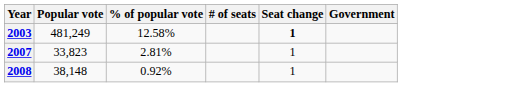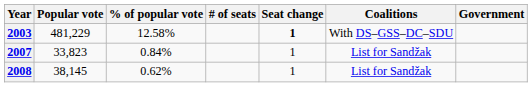+ column: (391, 14)
(70, 33) 481,249 -> (70, 33) 481,229
(156, 52) 2.81% -> (156, 52) 0.84%
(70, 71) 38,148 -> (70, 71) 38,145
(156, 71) 0.92% -> (156, 71) 0.62%
